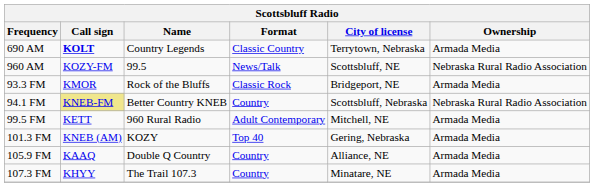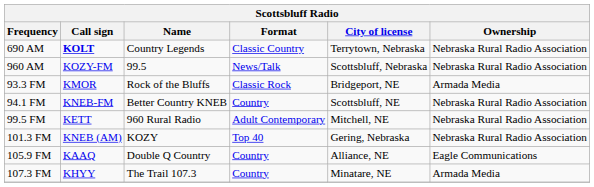(466, 48) Armada Media -> (510, 48) Nebraska Rural Radio Association
(365, 66) Scottsbluff, NE -> (379, 66) Scottsbluff, Nebraska
(88, 102) khaki background -> (88, 102) no background
(379, 102) Scottsbluff, Nebraska -> (365, 102) Scottsbluff, NE
(466, 119) Armada Media -> (510, 119) Nebraska Rural Radio Association
(466, 137) Armada Media -> (510, 137) Nebraska Rural Radio Association
(466, 155) Armada Media -> (485, 155) Eagle Communications
